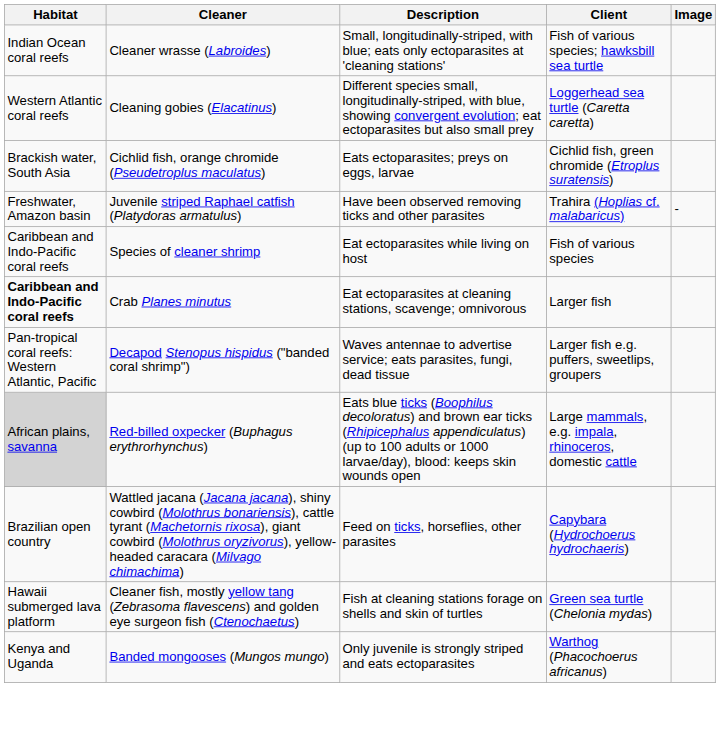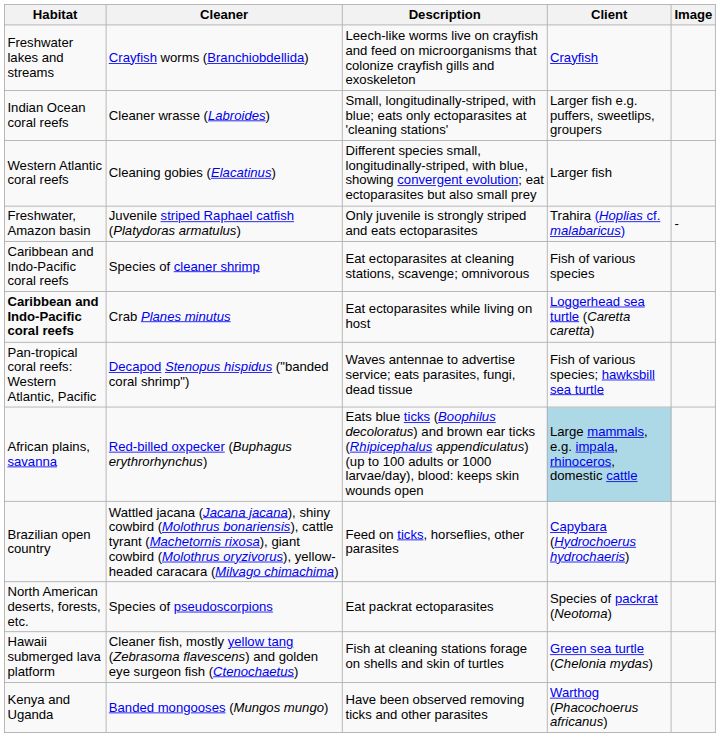+ row: (209, 57)
(602, 50) Fish of various species; hawksbill sea turtle -> (602, 115) Larger fish e.g. puffers, sweetlips, groupers
(597, 108) Loggerhead sea turtle (Caretta caretta) -> (581, 173) Larger fish
- row: (194, 165)
(432, 208) Have been observed removing ticks and other parasites -> (436, 223) Only juvenile is strongly striped and eats ectoparasites
(436, 251) Eat ectoparasites while living on host -> (437, 266) Eat ectoparasites at cleaning stations, scavenge; omnivorous
(434, 302) Eat ectoparasites at cleaning stations, scavenge; omnivorous -> (439, 316) Eat ectoparasites while living on host
(580, 302) Larger fish -> (597, 316) Loggerhead sea turtle (Caretta caretta)
(602, 359) Larger fish e.g. puffers, sweetlips, groupers -> (602, 374) Fish of various species; hawksbill sea turtle
(49, 439) lightgrey background -> (49, 454) no background
(598, 439) no background -> (599, 454) lightblue background
+ row: (191, 606)
(433, 657) Only juvenile is strongly striped and eats ectoparasites -> (435, 707) Have been observed removing ticks and other parasites
